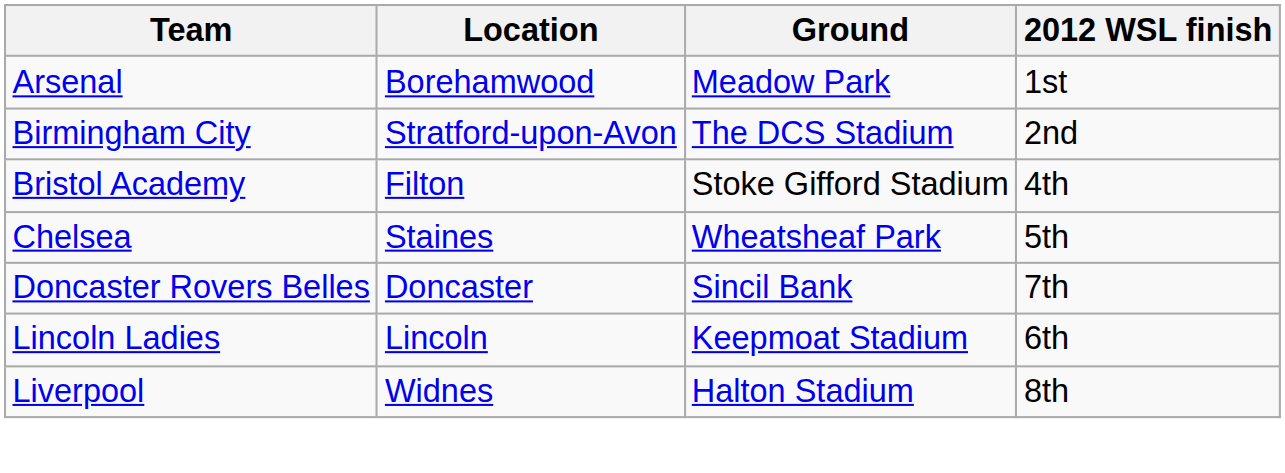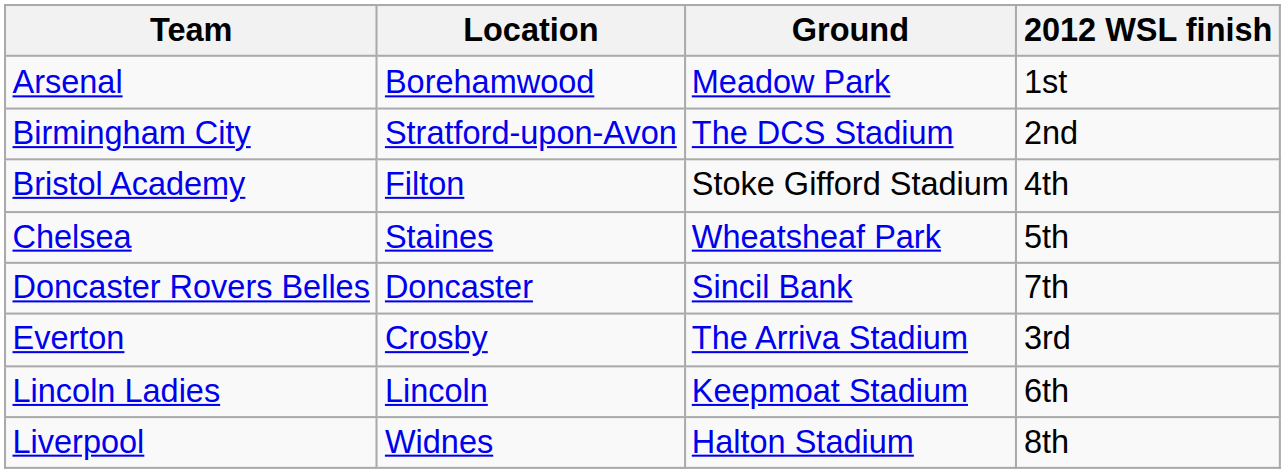+ row: (68, 339)
